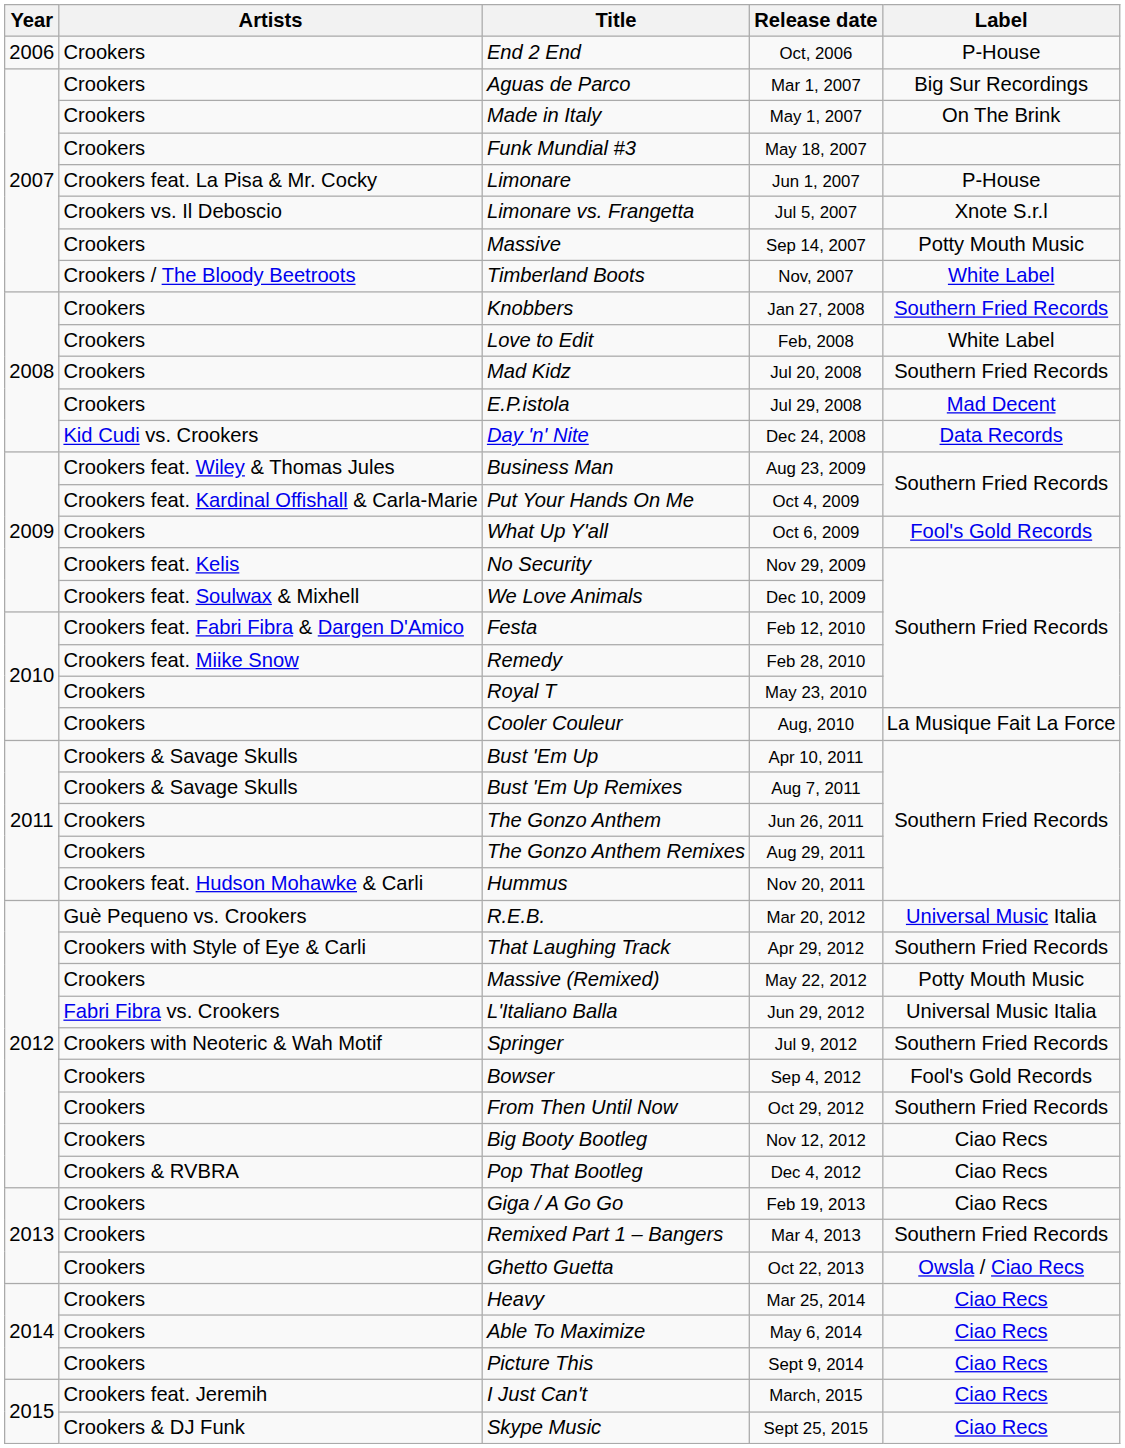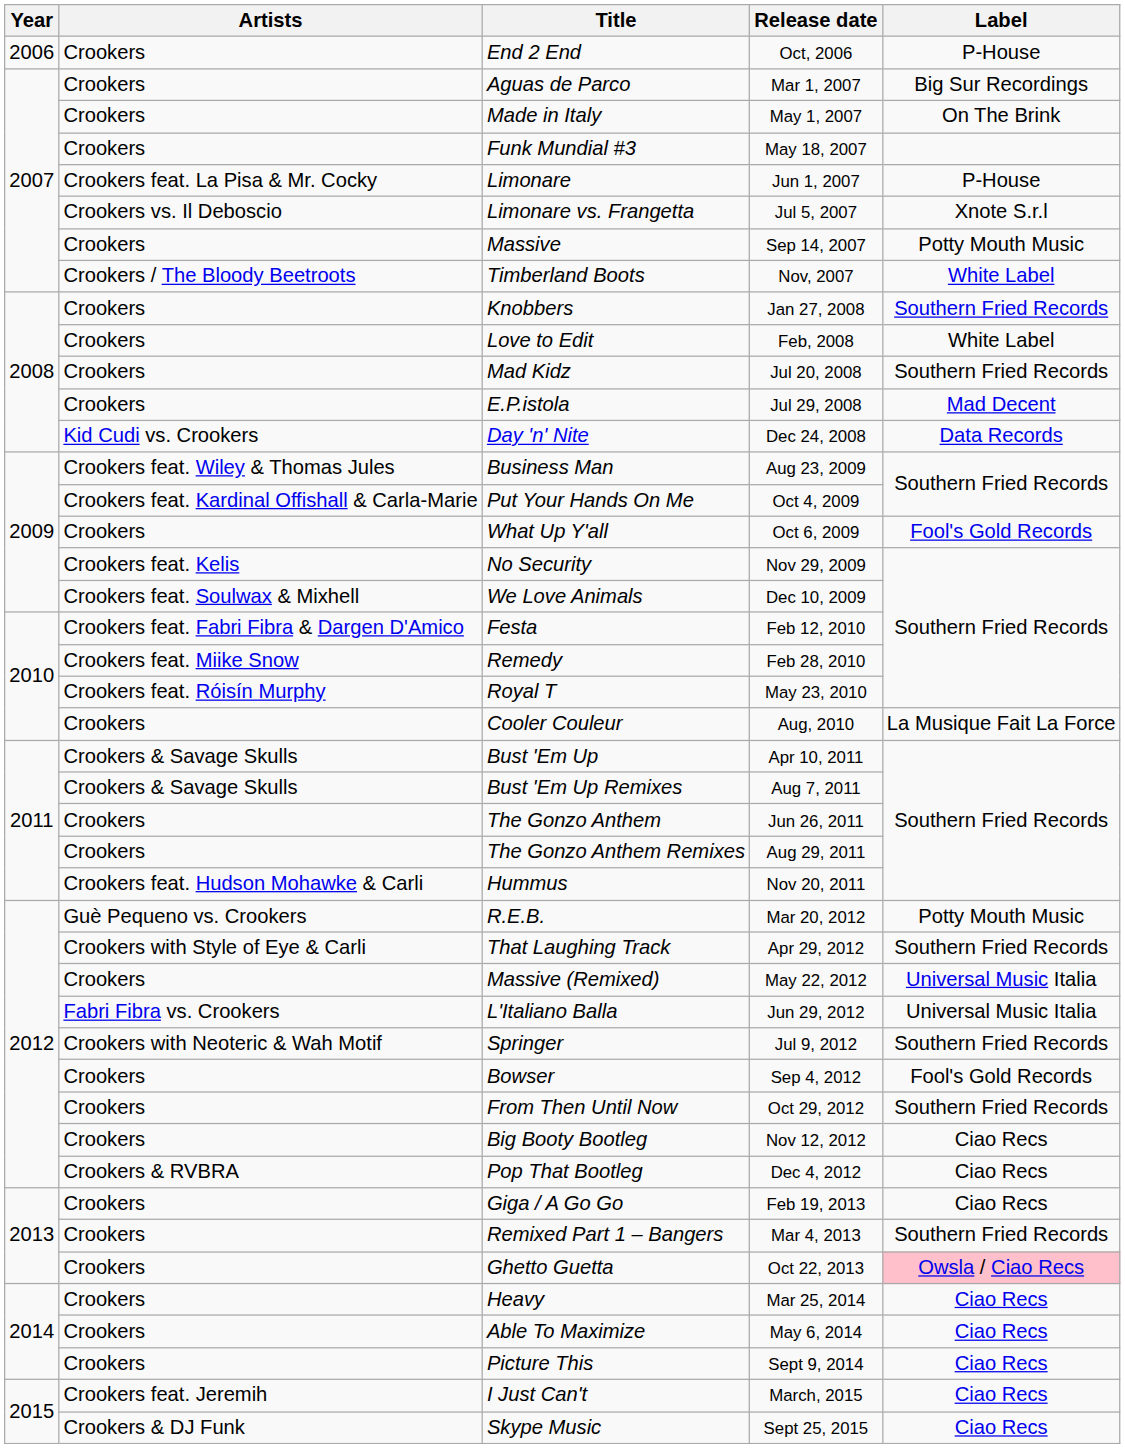(104, 691) Crookers -> (195, 691) Crookers feat. Róisín Murphy
(1001, 915) Universal Music Italia -> (1001, 915) Potty Mouth Music
(1001, 979) Potty Mouth Music -> (1001, 979) Universal Music Italia
(1001, 1267) no background -> (1001, 1267) pink background
